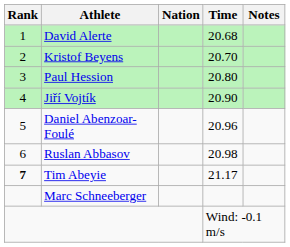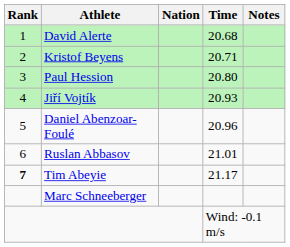(223, 56) 20.70 -> (223, 56) 20.71
(223, 98) 20.90 -> (223, 98) 20.93
(223, 154) 20.98 -> (223, 154) 21.01
